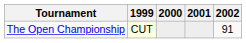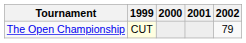(228, 30) 91 -> (228, 30) 79
